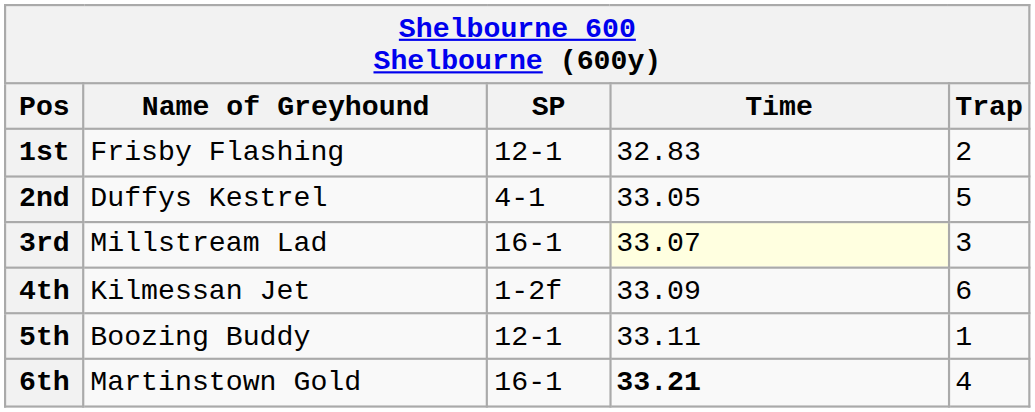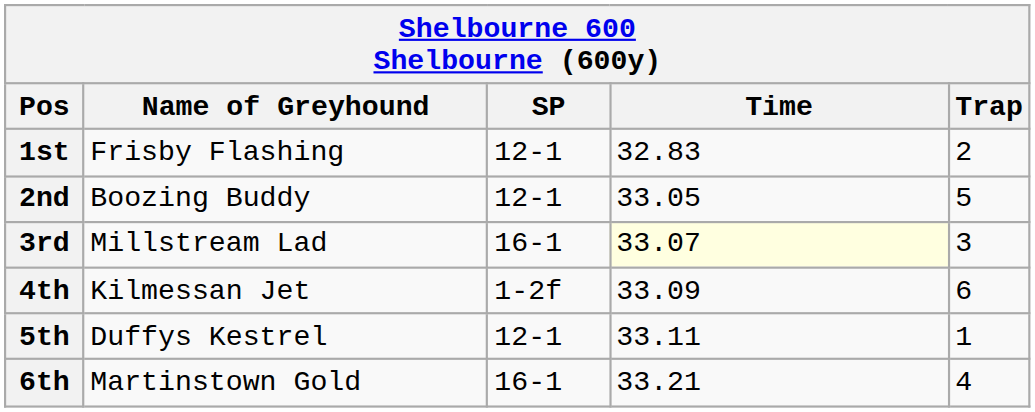(209, 199) Duffys Kestrel -> (200, 199) Boozing Buddy
(520, 199) 4-1 -> (528, 199) 12-1
(200, 336) Boozing Buddy -> (209, 336) Duffys Kestrel
(659, 382) bold -> (659, 382) normal
